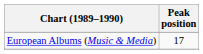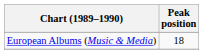(179, 40) 17 -> (179, 40) 18
